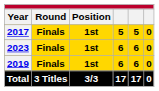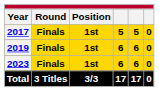rows swapped: (18, 63) <-> (18, 48)
